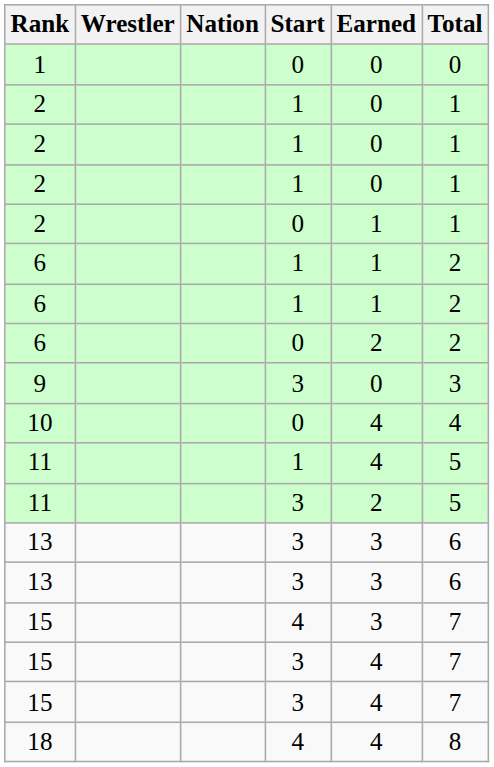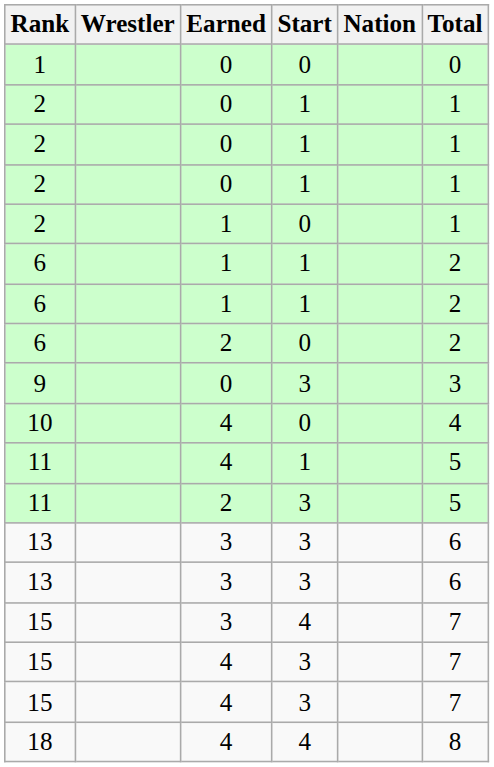columns swapped: (223, 24) <-> (376, 24)
